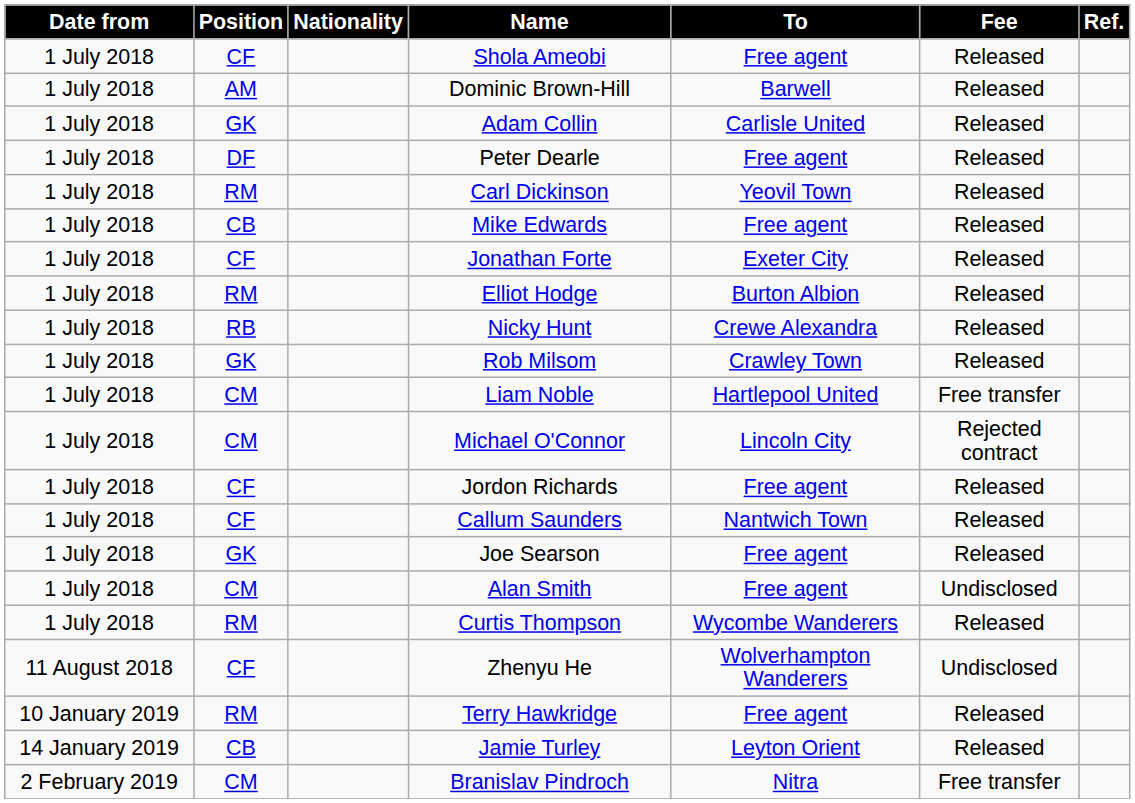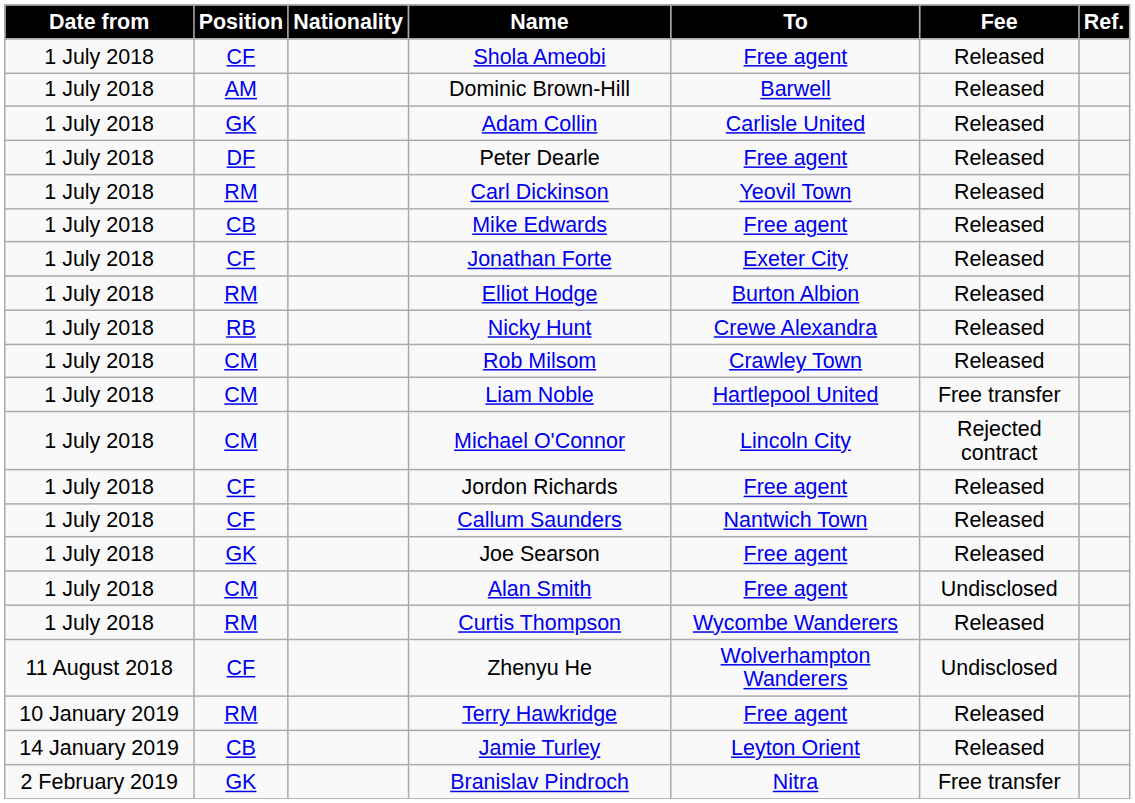(241, 361) GK -> (241, 361) CM
(241, 782) CM -> (241, 782) GK
